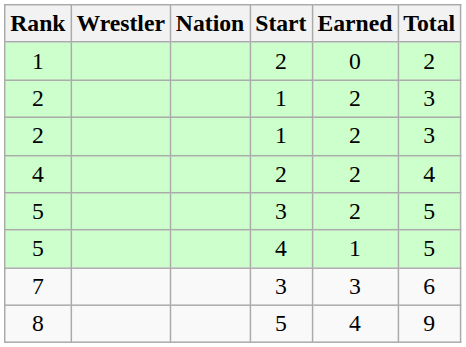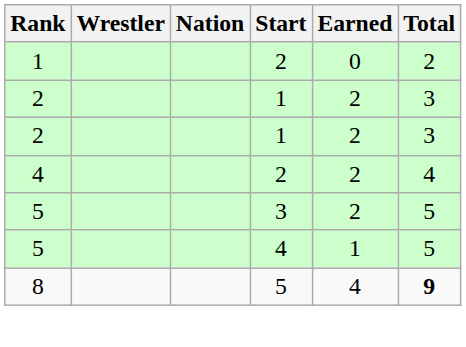- row: (38, 286)
(429, 323) normal -> (429, 286) bold
